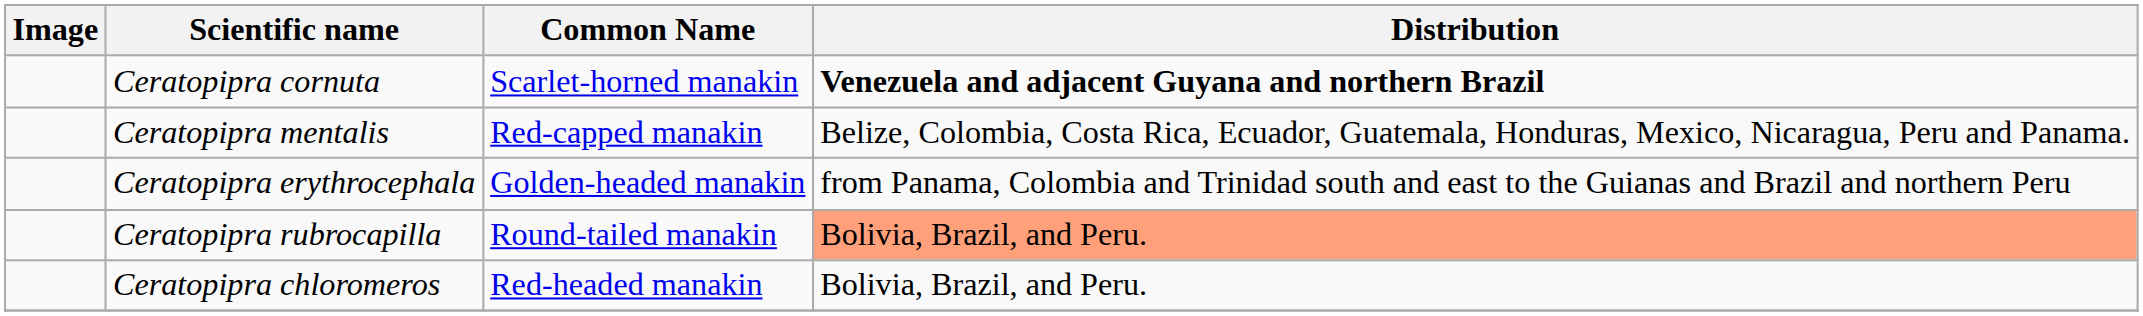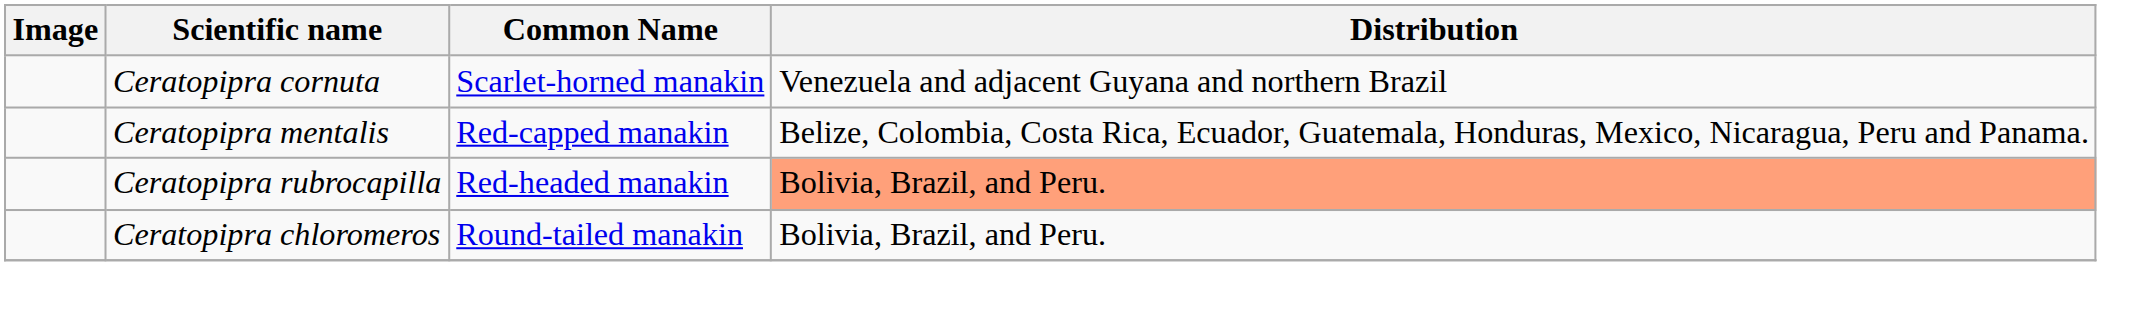(1182, 81) bold -> (1113, 81) normal
- row: (294, 183)
(634, 234) Round-tailed manakin -> (592, 183) Red-headed manakin
(626, 285) Red-headed manakin -> (600, 234) Round-tailed manakin
